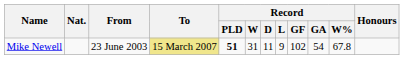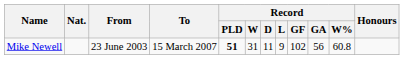(184, 46) khaki background -> (184, 46) no background
(319, 46) 54 -> (319, 46) 56
(342, 46) 67.8 -> (342, 46) 60.8
